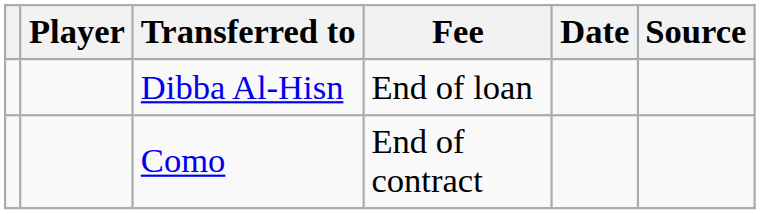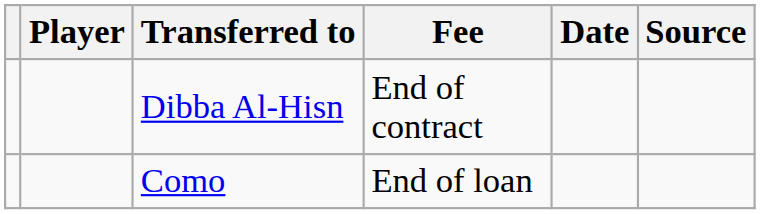(452, 86) End of loan -> (427, 106) End of contract
(427, 160) End of contract -> (452, 180) End of loan
